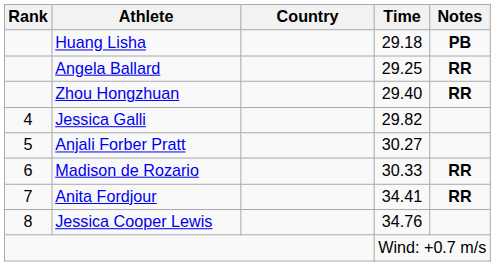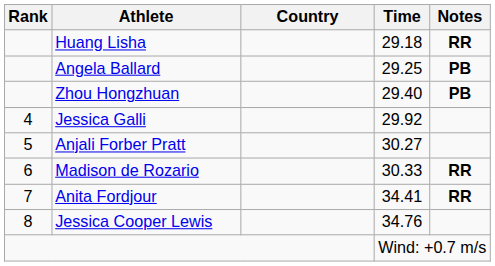(460, 42) PB -> (460, 42) RR
(460, 68) RR -> (460, 68) PB
(460, 94) RR -> (460, 94) PB
(402, 119) 29.82 -> (402, 119) 29.92
